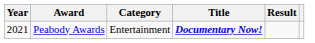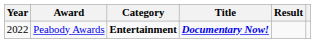(18, 30) 2021 -> (18, 30) 2022
(140, 30) normal -> (143, 30) bold
